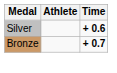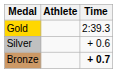+ row: (17, 28)
(94, 28) bold -> (99, 44) normal
